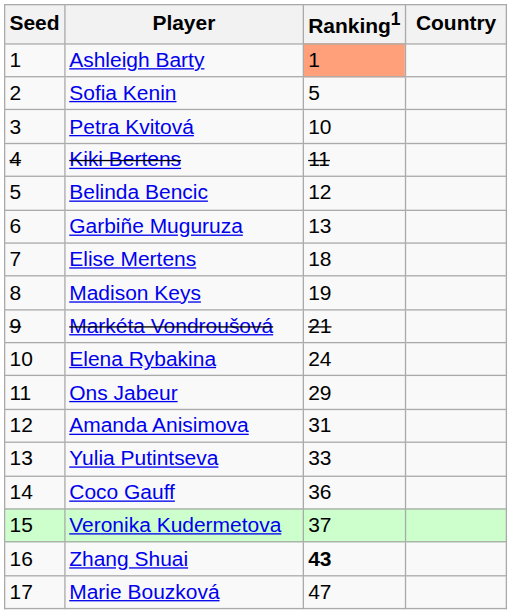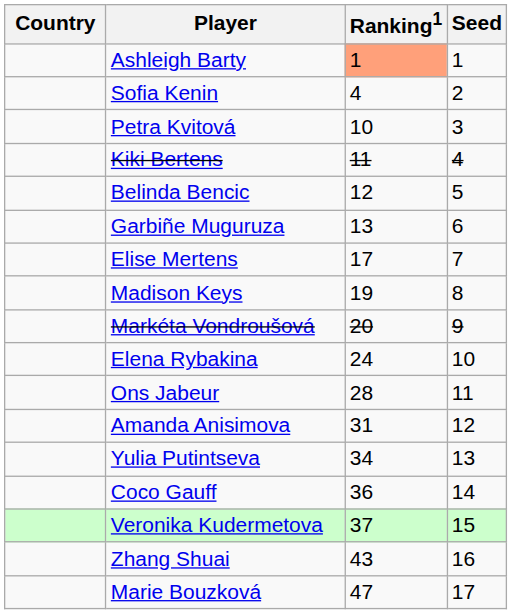columns swapped: (456, 23) <-> (35, 23)
(314, 93) 5 -> (356, 93) 4
(320, 259) 18 -> (361, 259) 17
(320, 325) 21 -> (361, 325) 20
(320, 392) 29 -> (361, 392) 28
(320, 458) 33 -> (361, 458) 34
(320, 558) bold -> (361, 558) normal
